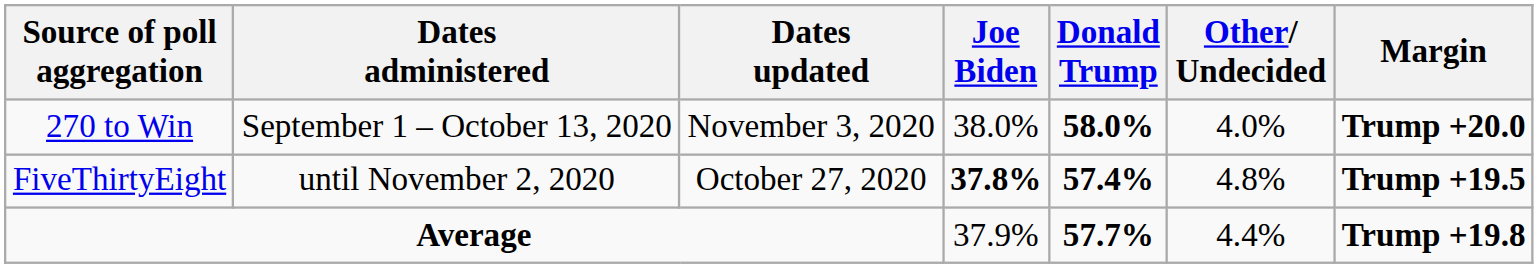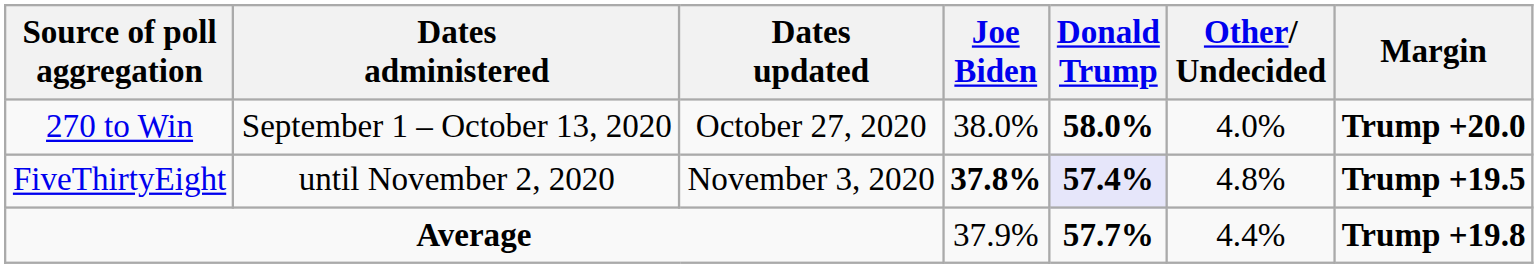(811, 125) November 3, 2020 -> (811, 125) October 27, 2020
(811, 180) October 27, 2020 -> (811, 180) November 3, 2020
(1108, 180) no background -> (1108, 180) lavender background
